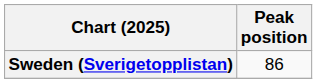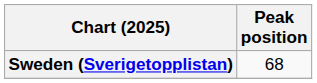(274, 64) 86 -> (274, 64) 68
